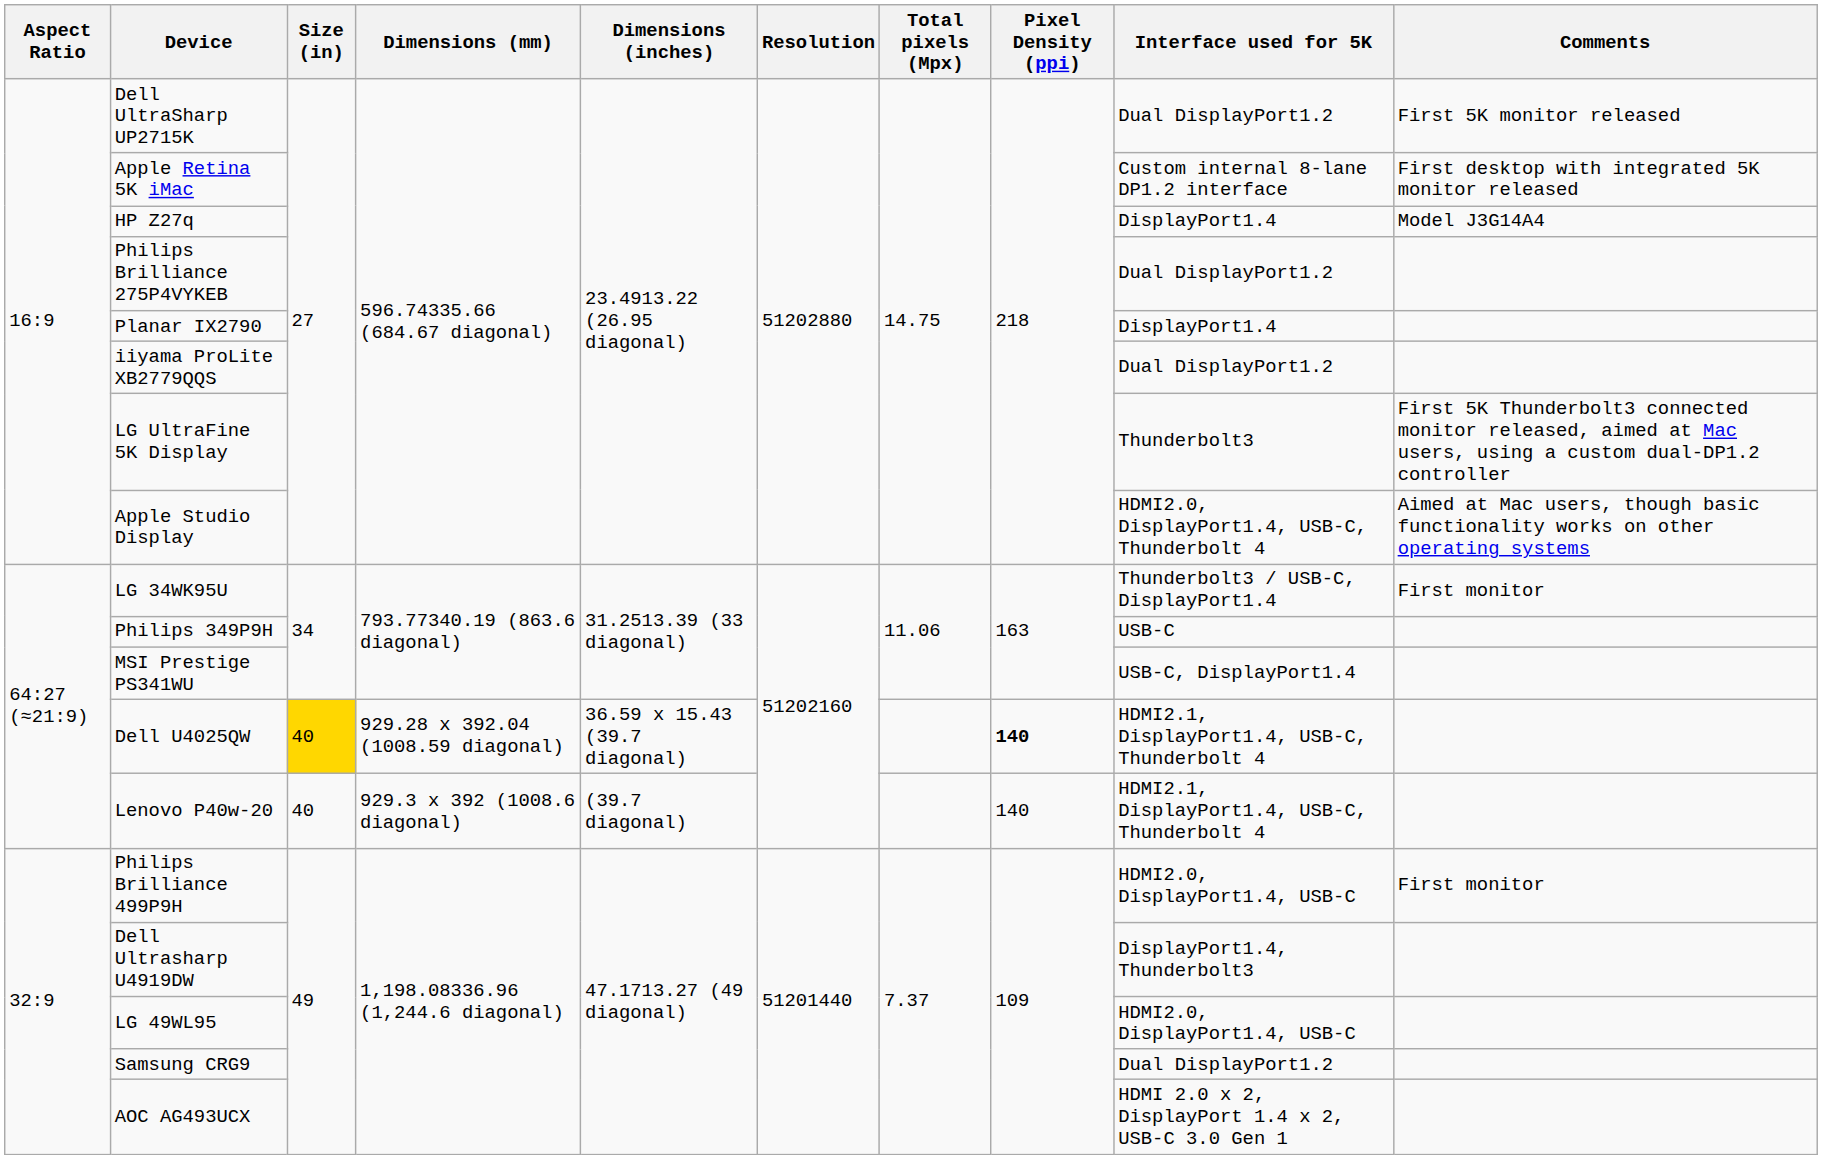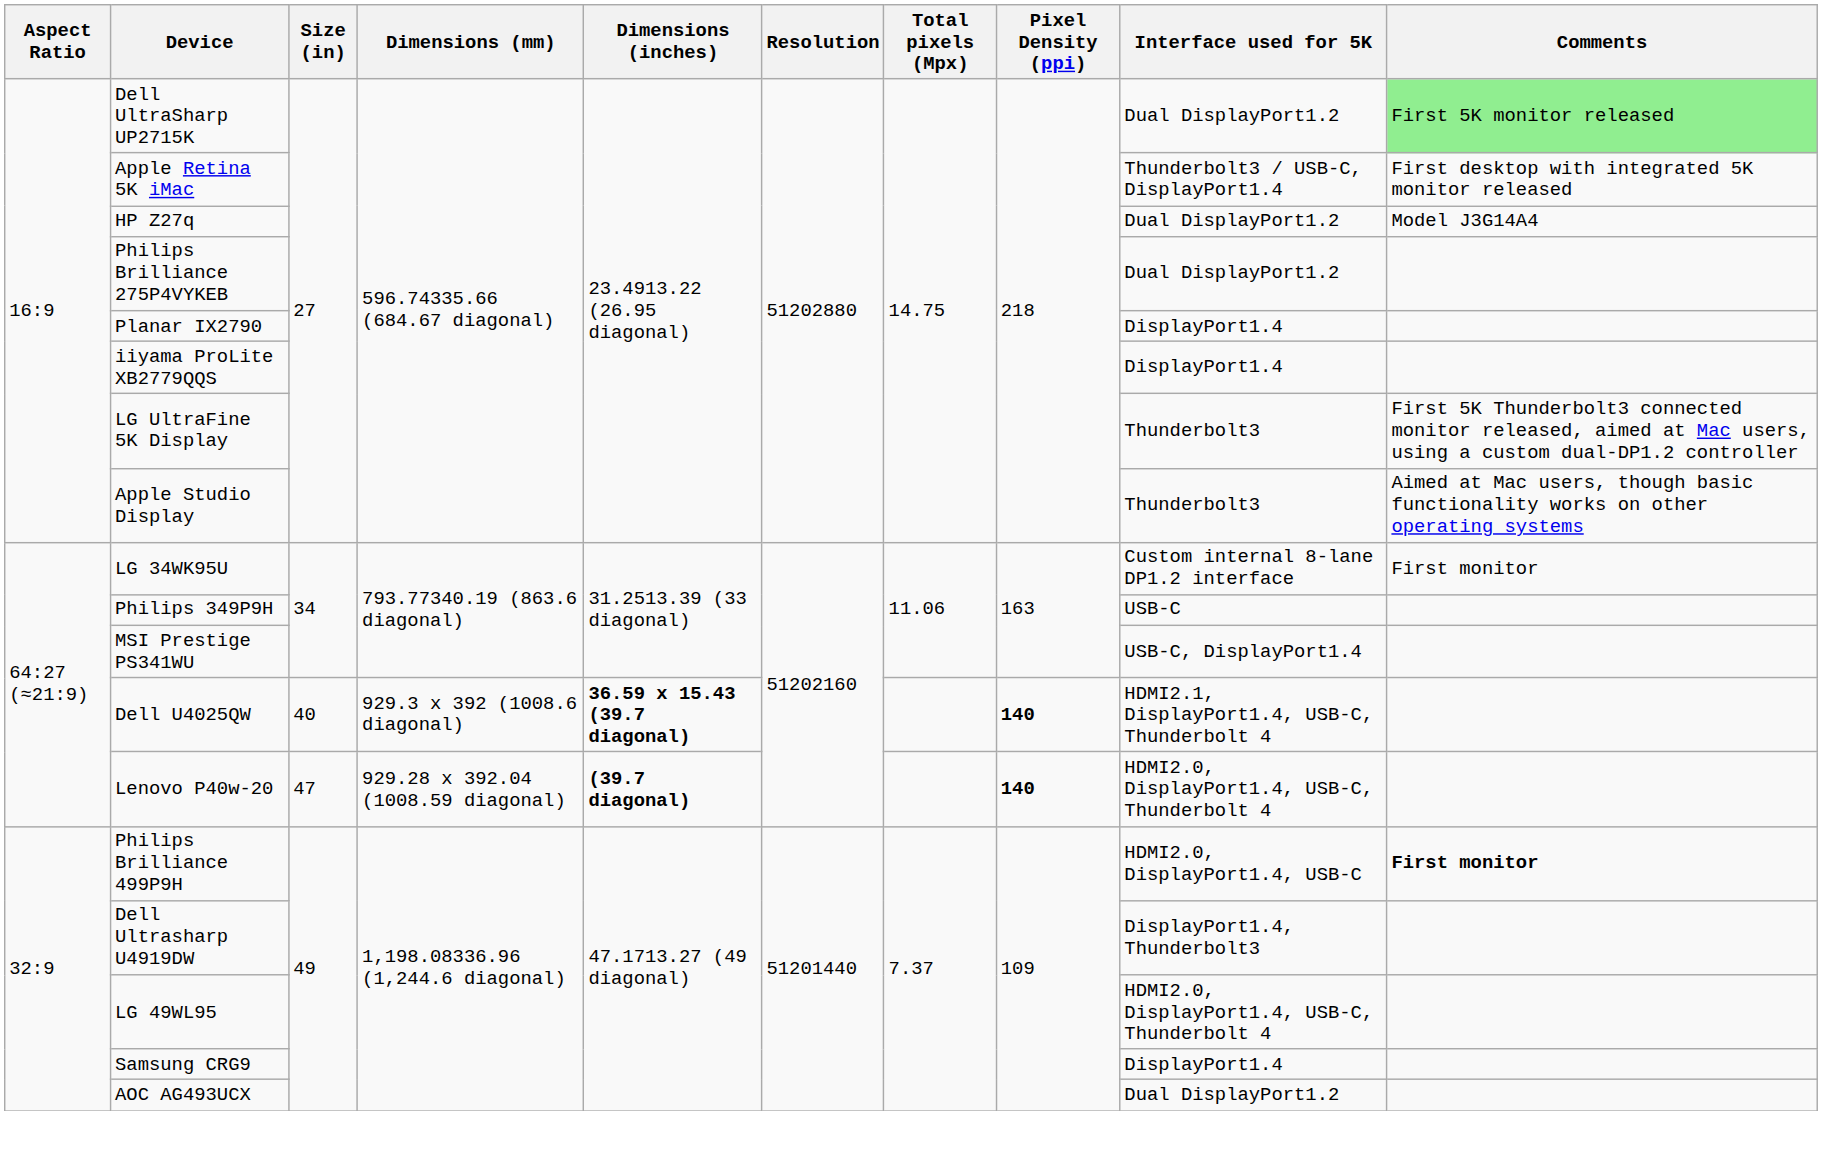(1539, 116) no background -> (1533, 116) lightgreen background
(1243, 179) Custom internal 8-lane DP1.2 interface -> (1243, 179) Thunderbolt3 / USB-C, DisplayPort1.4
(1197, 221) DisplayPort1.4 -> (1232, 221) Dual DisplayPort1.2
(1226, 368) Dual DisplayPort1.2 -> (1204, 368) DisplayPort1.4
(1243, 527) HDMI2.0, DisplayPort1.4, USB-C, Thunderbolt 4 -> (1192, 505) Thunderbolt3
(1237, 590) Thunderbolt3 / USB-C, DisplayPort1.4 -> (1249, 568) Custom internal 8-lane DP1.2 interface
(303, 737) gold background -> (304, 715) no background
(462, 737) 929.28 x 392.04 (1008.59 diagonal) -> (470, 715) 929.3 x 392 (1008.6 diagonal)
(659, 737) normal -> (662, 715) bold
(303, 811) 40 -> (304, 789) 47
(468, 811) 929.3 x 392 (1008.6 diagonal) -> (464, 789) 929.28 x 392.04 (1008.59 diagonal)
(636, 811) normal -> (639, 789) bold
(1012, 811) normal -> (1018, 789) bold
(1243, 811) HDMI2.1, DisplayPort1.4, USB-C, Thunderbolt 4 -> (1249, 789) HDMI2.0, DisplayPort1.4, USB-C, Thunderbolt 4
(1471, 885) normal -> (1465, 863) bold
(1237, 1023) HDMI2.0, DisplayPort1.4, USB-C -> (1249, 1012) HDMI2.0, DisplayPort1.4, USB-C, Thunderbolt 4
(1226, 1064) Dual DisplayPort1.2 -> (1204, 1064) DisplayPort1.4
(1231, 1117) HDMI 2.0 x 2, DisplayPort 1.4 x 2, USB-C 3.0 Gen 1 -> (1232, 1095) Dual DisplayPort1.2
